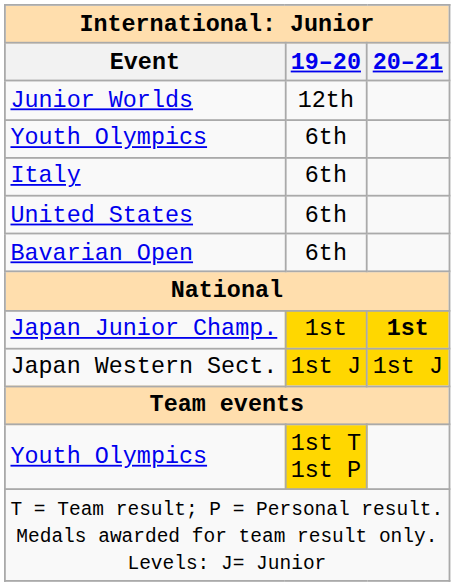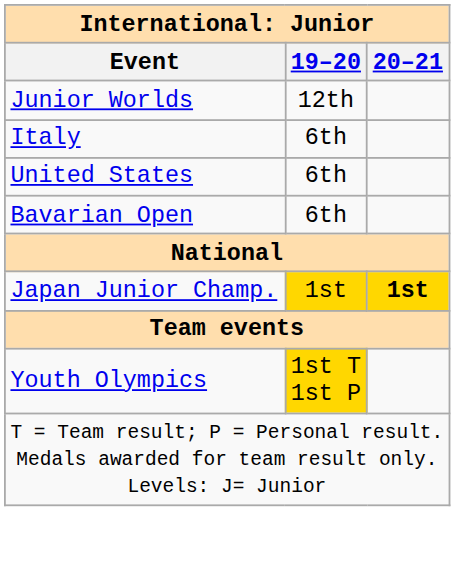- row: (109, 138)
- row: (144, 367)
